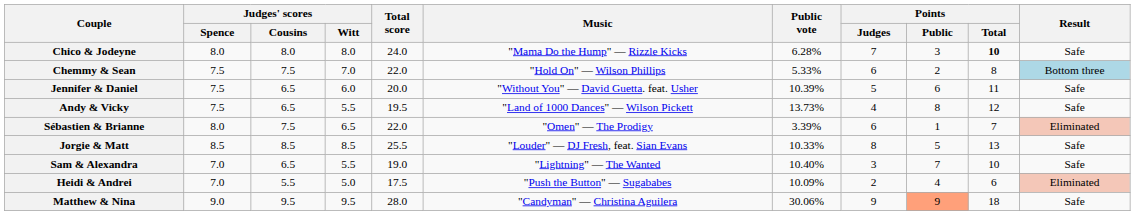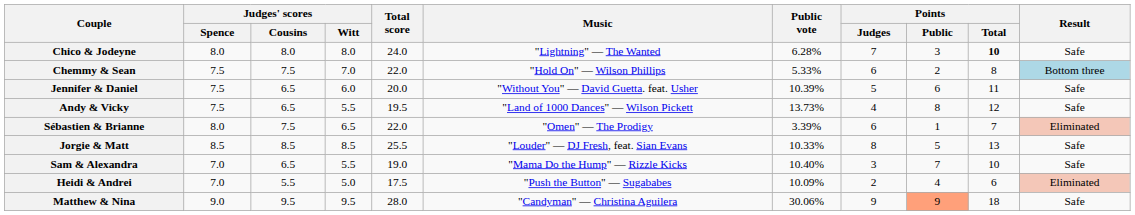(598, 51) "Mama Do the Hump" — Rizzle Kicks -> (598, 51) "Lightning" — The Wanted
(598, 164) "Lightning" — The Wanted -> (598, 164) "Mama Do the Hump" — Rizzle Kicks
